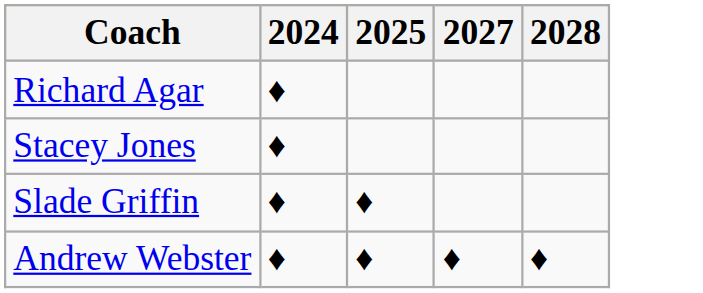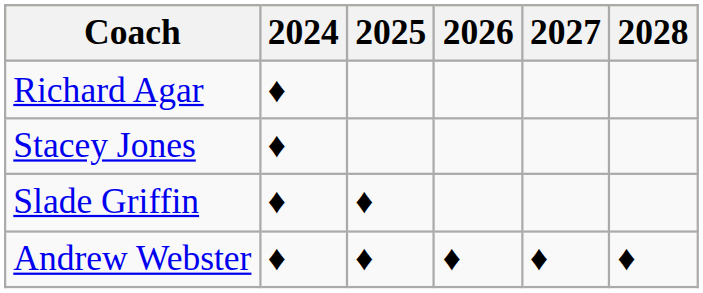+ column: (478, 32)
